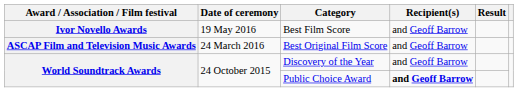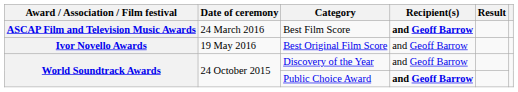(101, 29) Ivor Novello Awards -> (101, 29) ASCAP Film and Television Music Awards
(228, 29) 19 May 2016 -> (232, 29) 24 March 2016
(430, 29) normal -> (433, 29) bold
(101, 45) ASCAP Film and Television Music Awards -> (101, 45) Ivor Novello Awards
(232, 45) 24 March 2016 -> (228, 45) 19 May 2016
